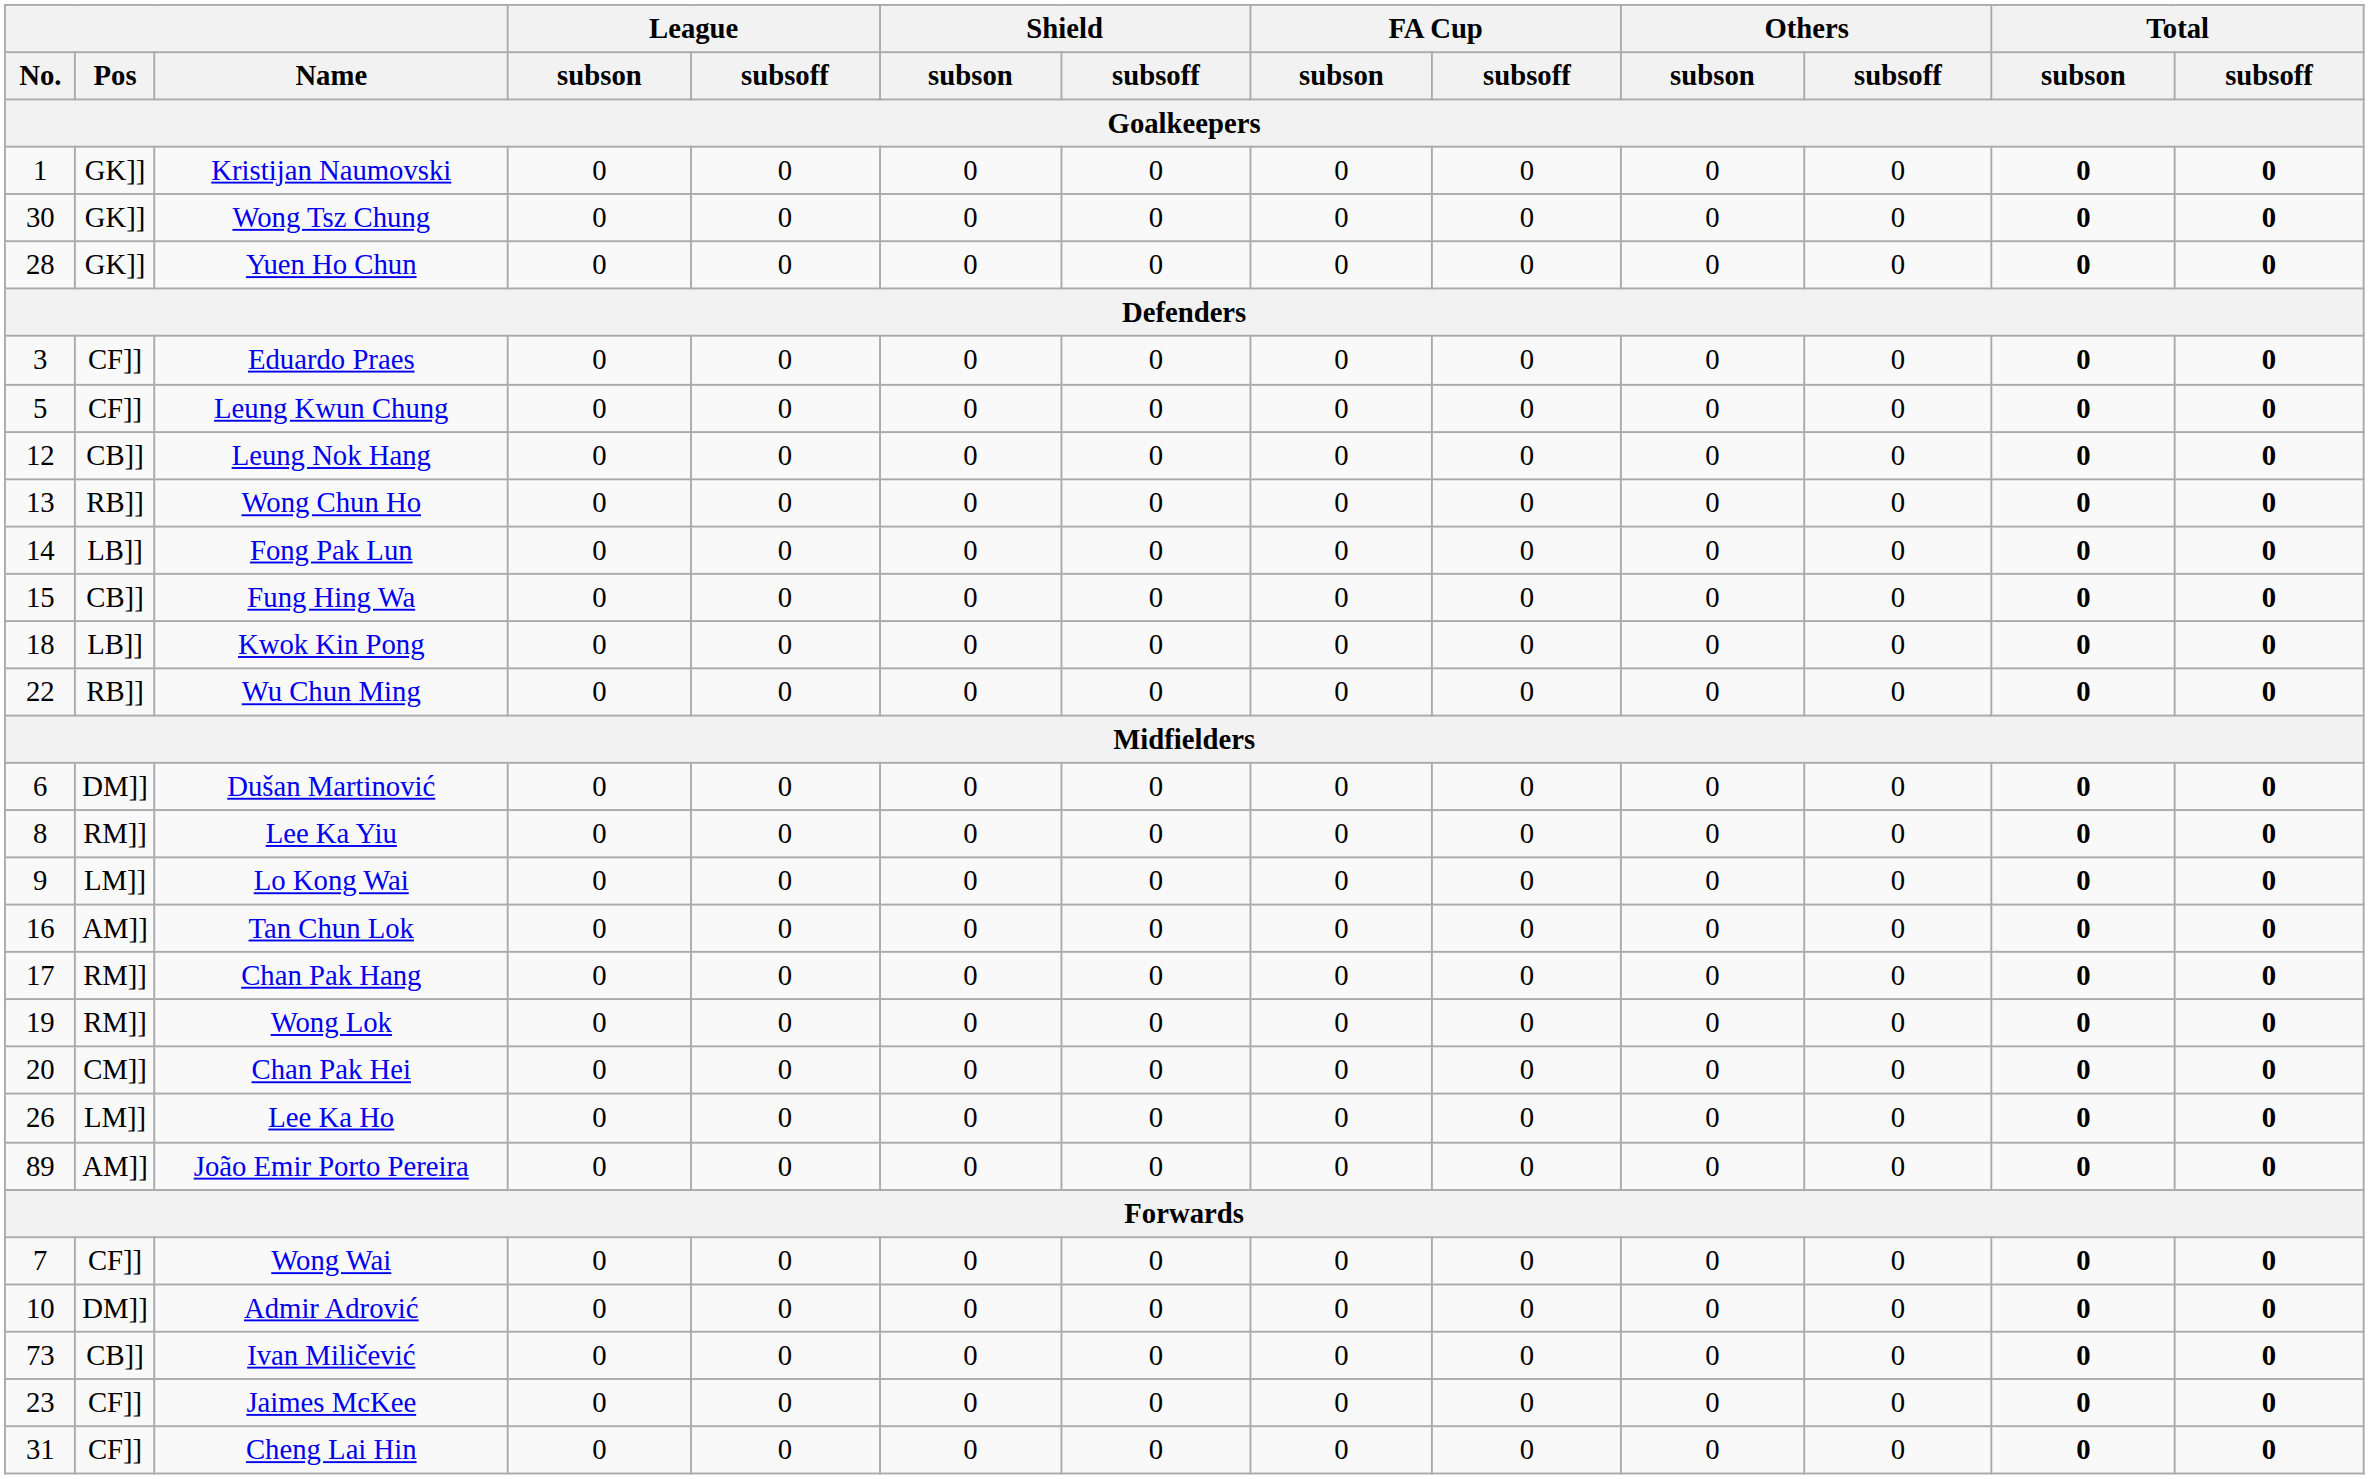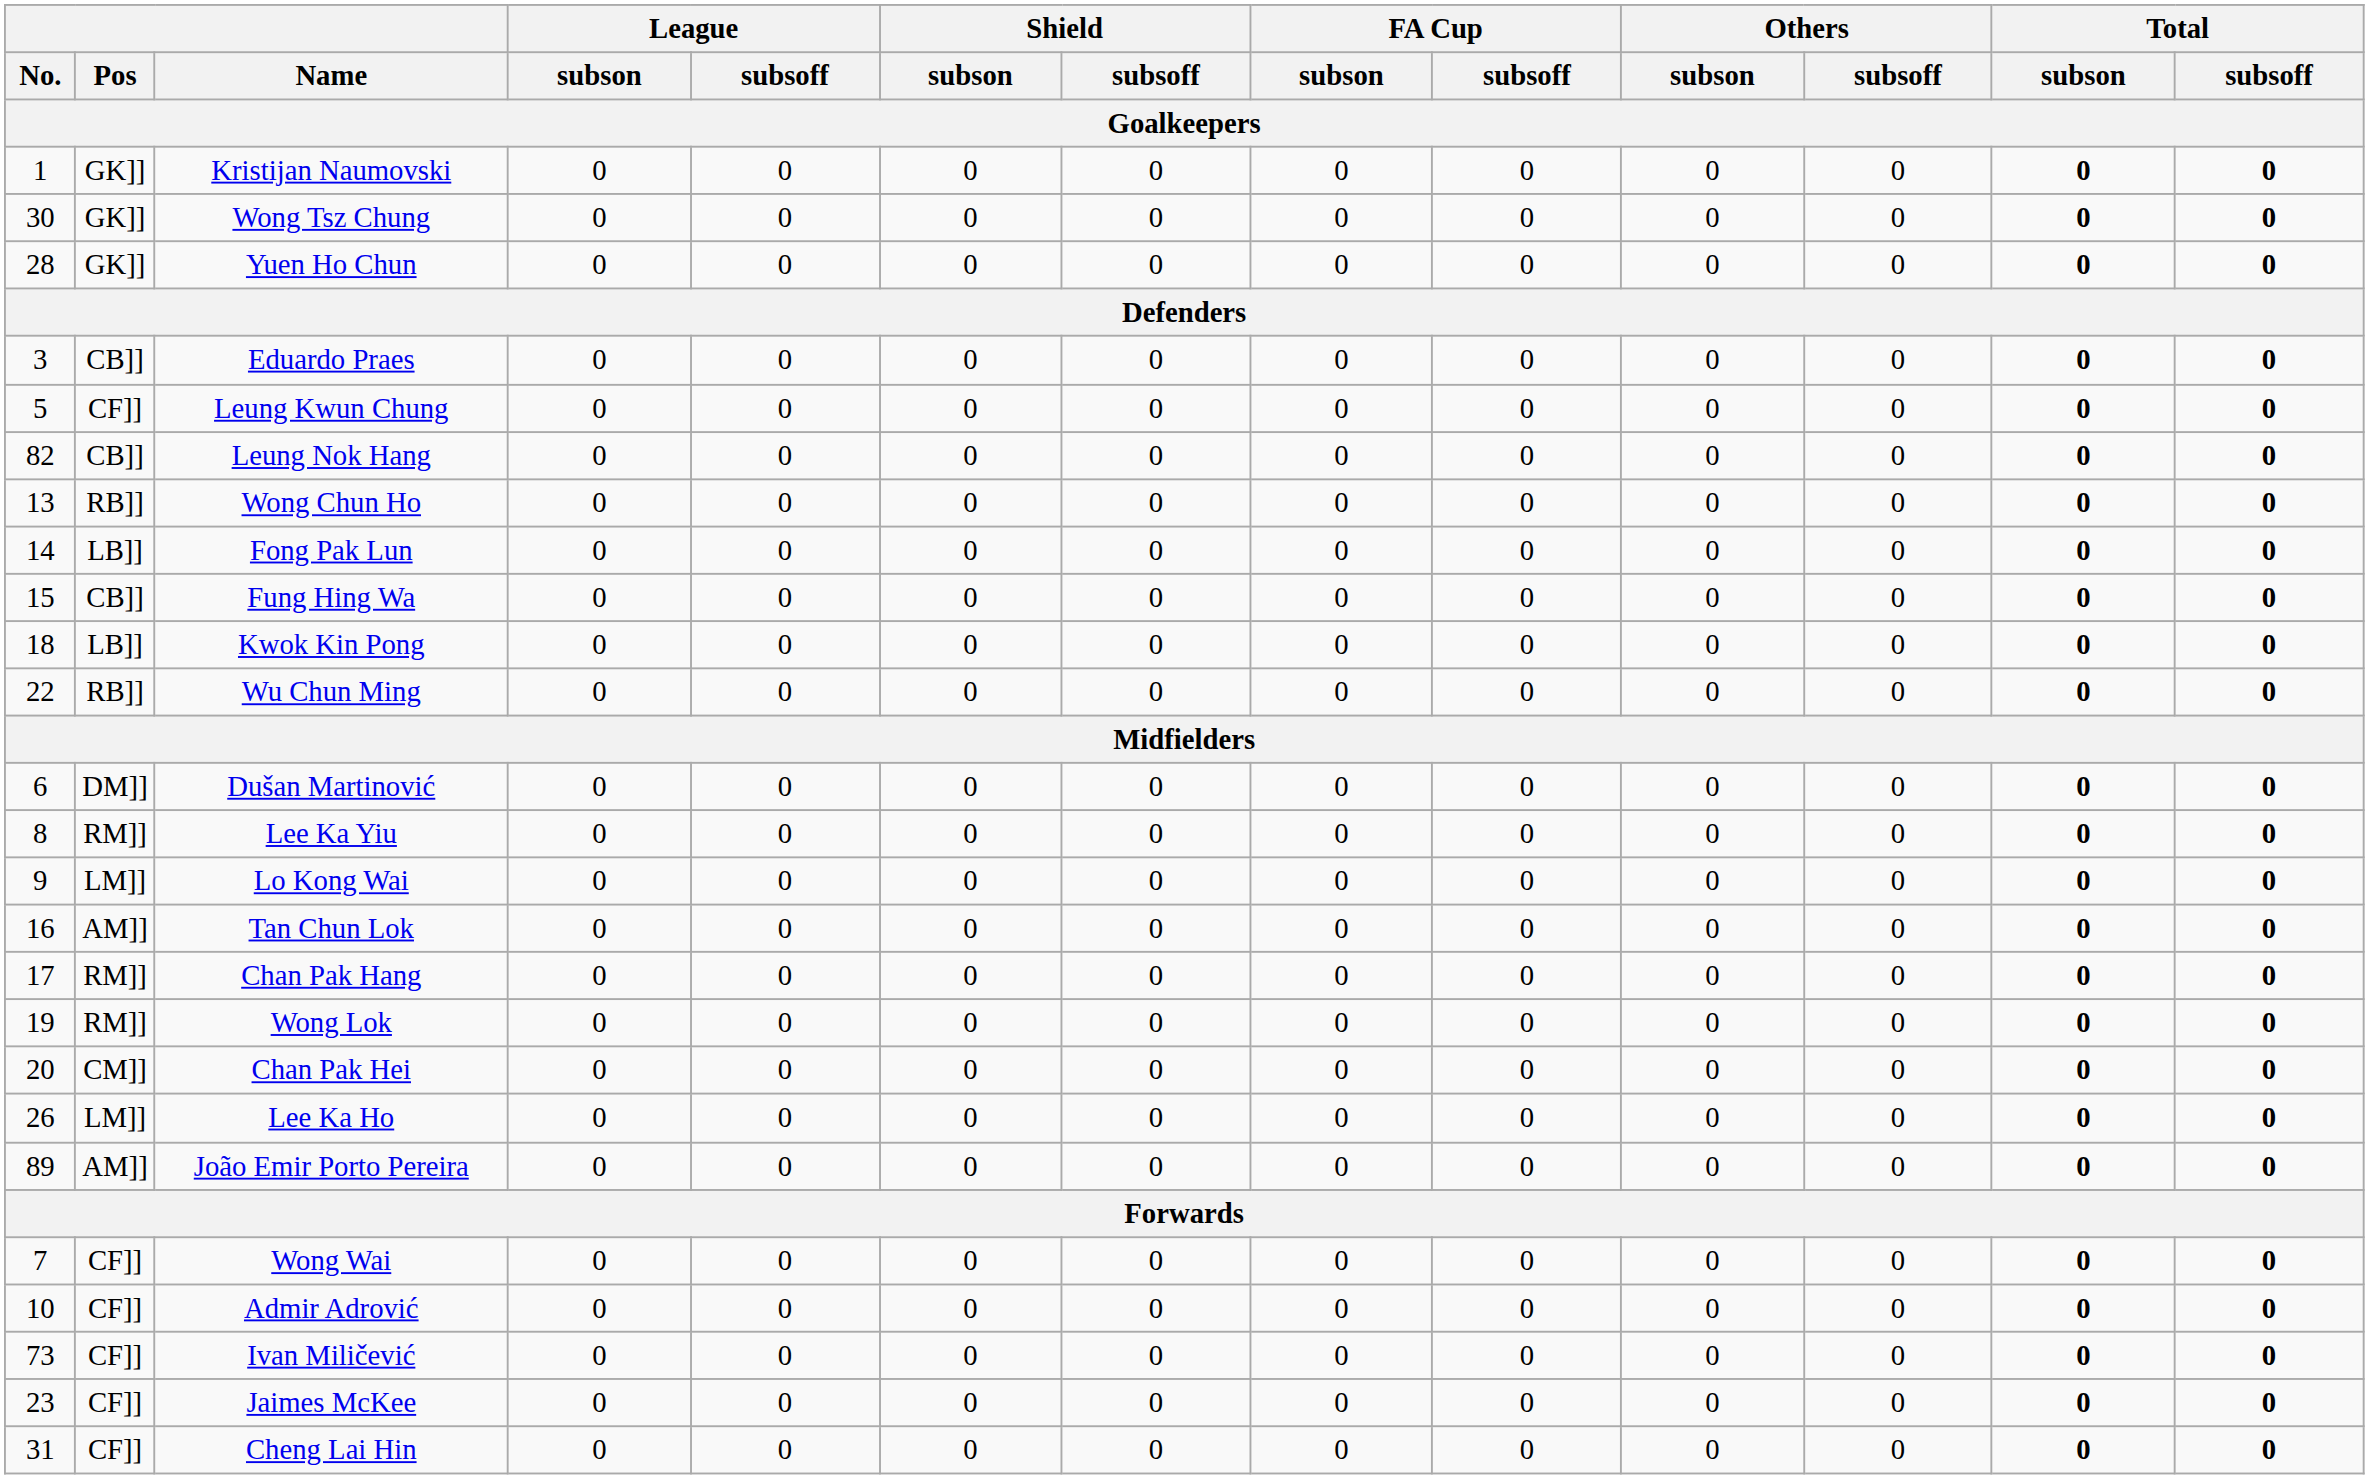(115, 359) CF]] -> (115, 359) CB]]
(40, 454) 12 -> (40, 454) 82
(115, 1307) DM]] -> (115, 1307) CF]]
(115, 1354) CB]] -> (115, 1354) CF]]
